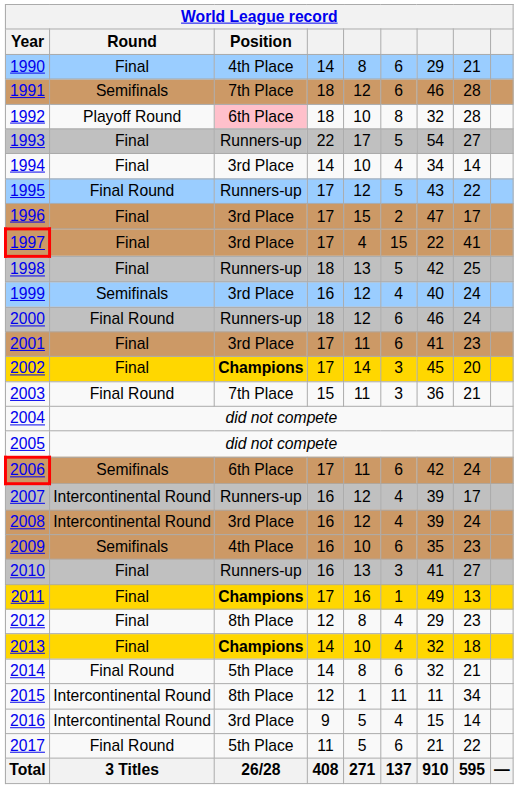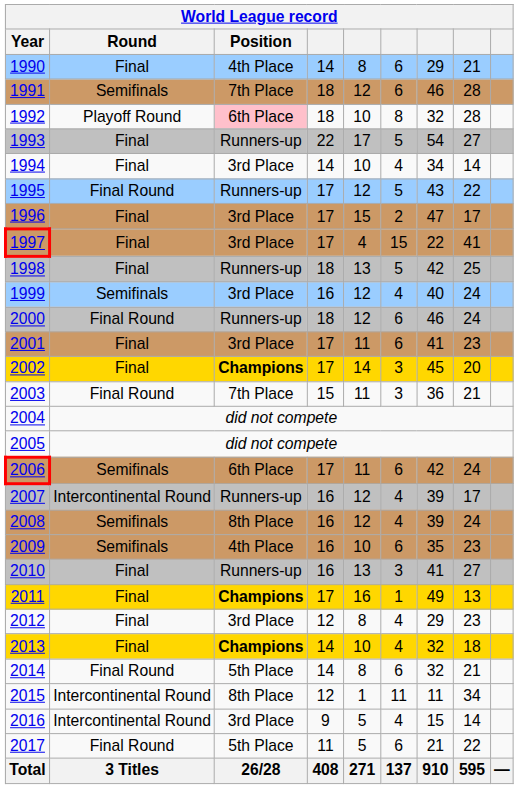(132, 522) Intercontinental Round -> (132, 522) Semifinals
(261, 522) 3rd Place -> (261, 522) 8th Place
(261, 621) 8th Place -> (261, 621) 3rd Place
